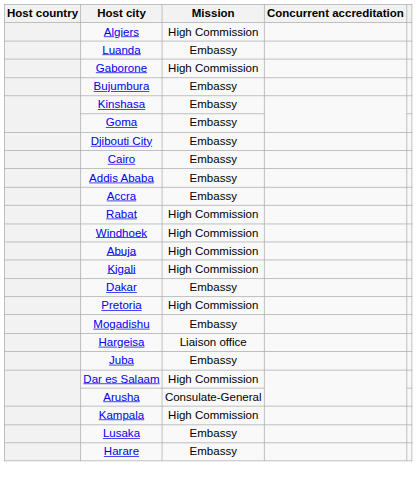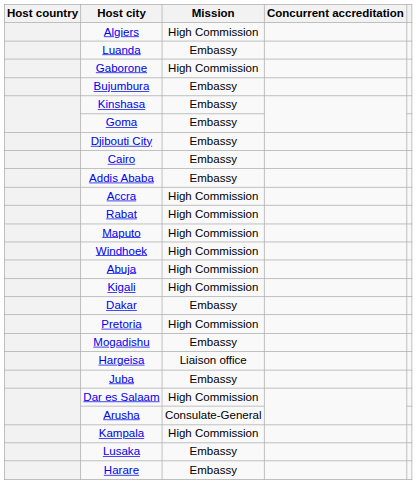(213, 196) Embassy -> (213, 196) High Commission
+ row: (121, 232)
